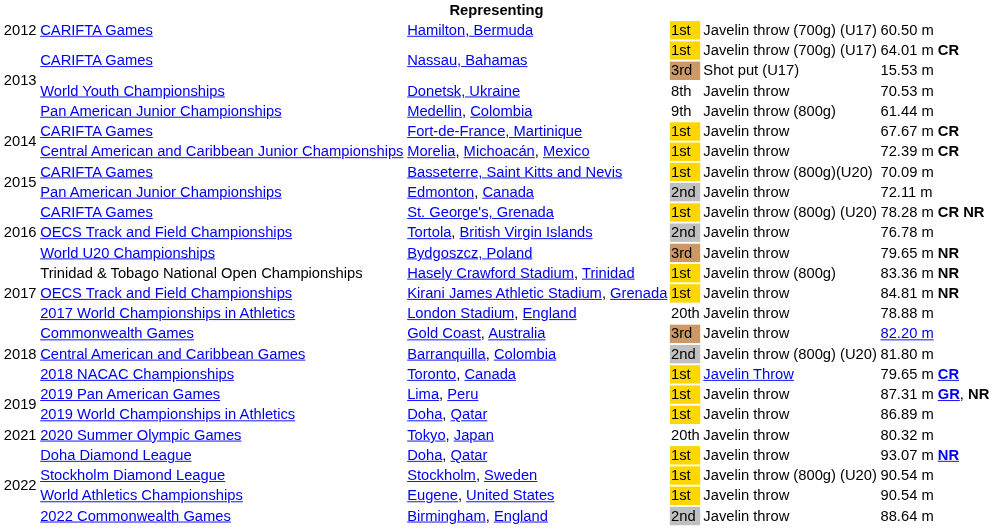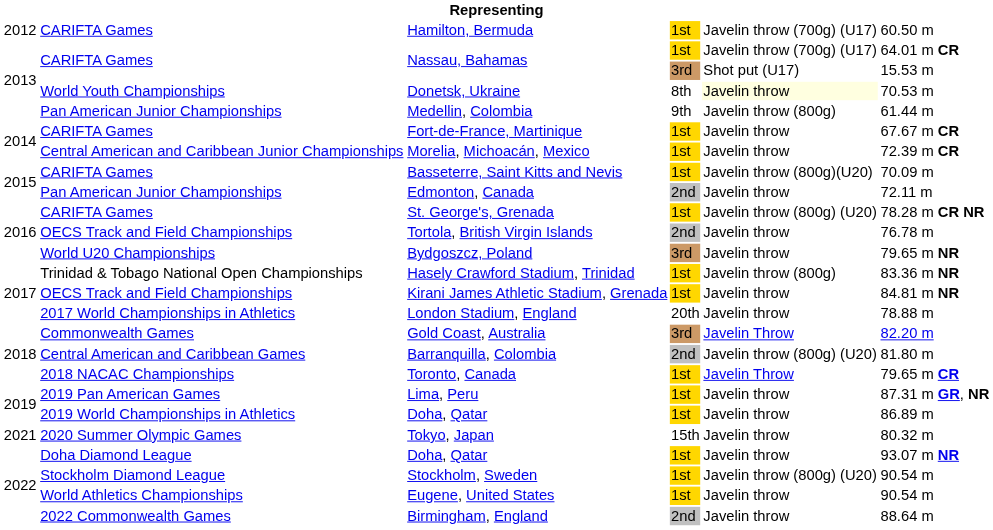(746, 91) no background -> (746, 91) lightyellow background
(746, 333) Javelin throw -> (749, 333) Javelin Throw
(685, 435) 20th -> (685, 435) 15th
